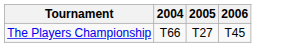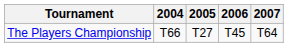+ column: (267, 14)
